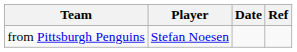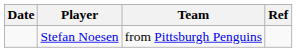columns swapped: (248, 15) <-> (76, 15)
